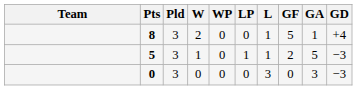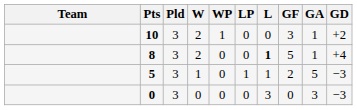+ row: (152, 34)
(268, 34) normal -> (268, 54) bold
